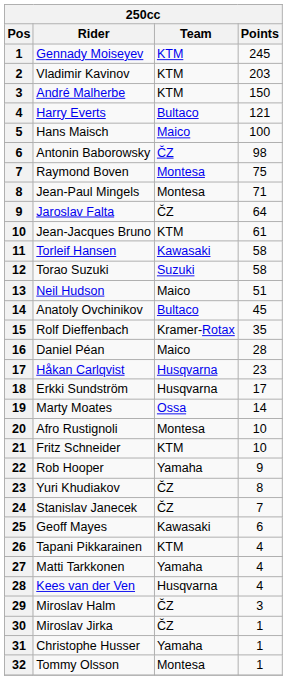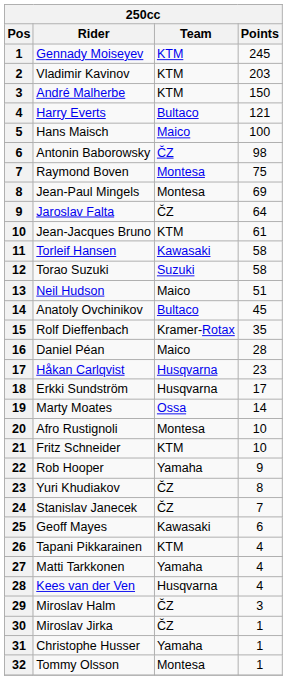(260, 191) 71 -> (260, 191) 69
